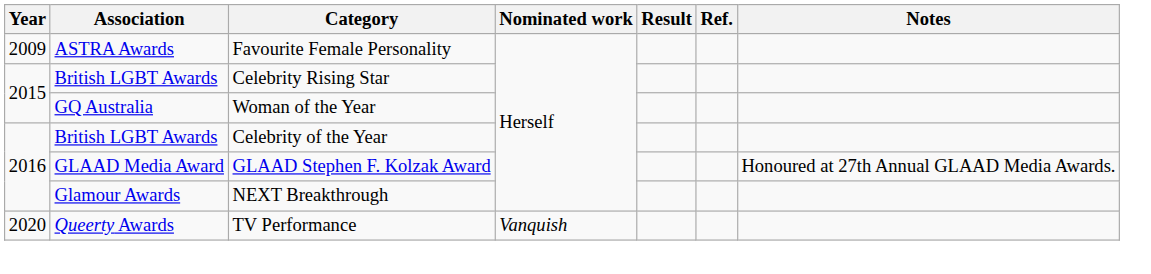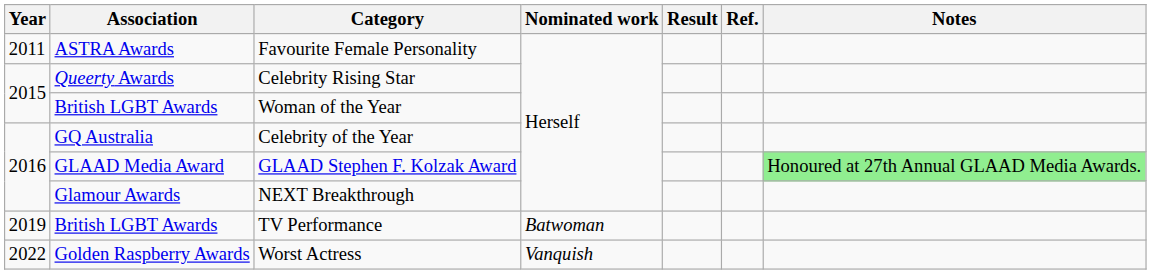(27, 48) 2009 -> (27, 48) 2011
(136, 78) British LGBT Awards -> (114, 78) Queerty Awards
(104, 107) GQ Australia -> (136, 107) British LGBT Awards
(136, 136) British LGBT Awards -> (104, 136) GQ Australia
(928, 166) no background -> (954, 166) lightgreen background
(27, 225) 2020 -> (27, 225) 2019
(114, 225) Queerty Awards -> (136, 225) British LGBT Awards
(533, 225) Vanquish -> (565, 225) Batwoman
+ row: (310, 254)
